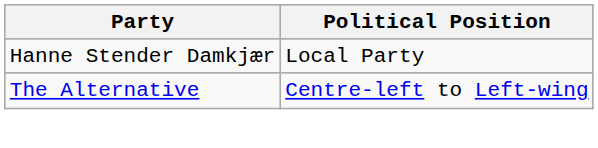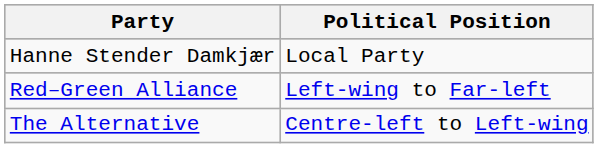+ row: (124, 91)
